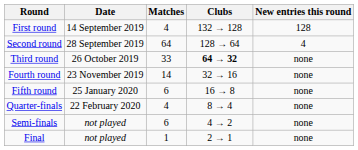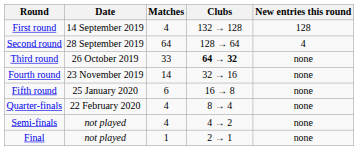(166, 122) 6 -> (166, 122) 4
